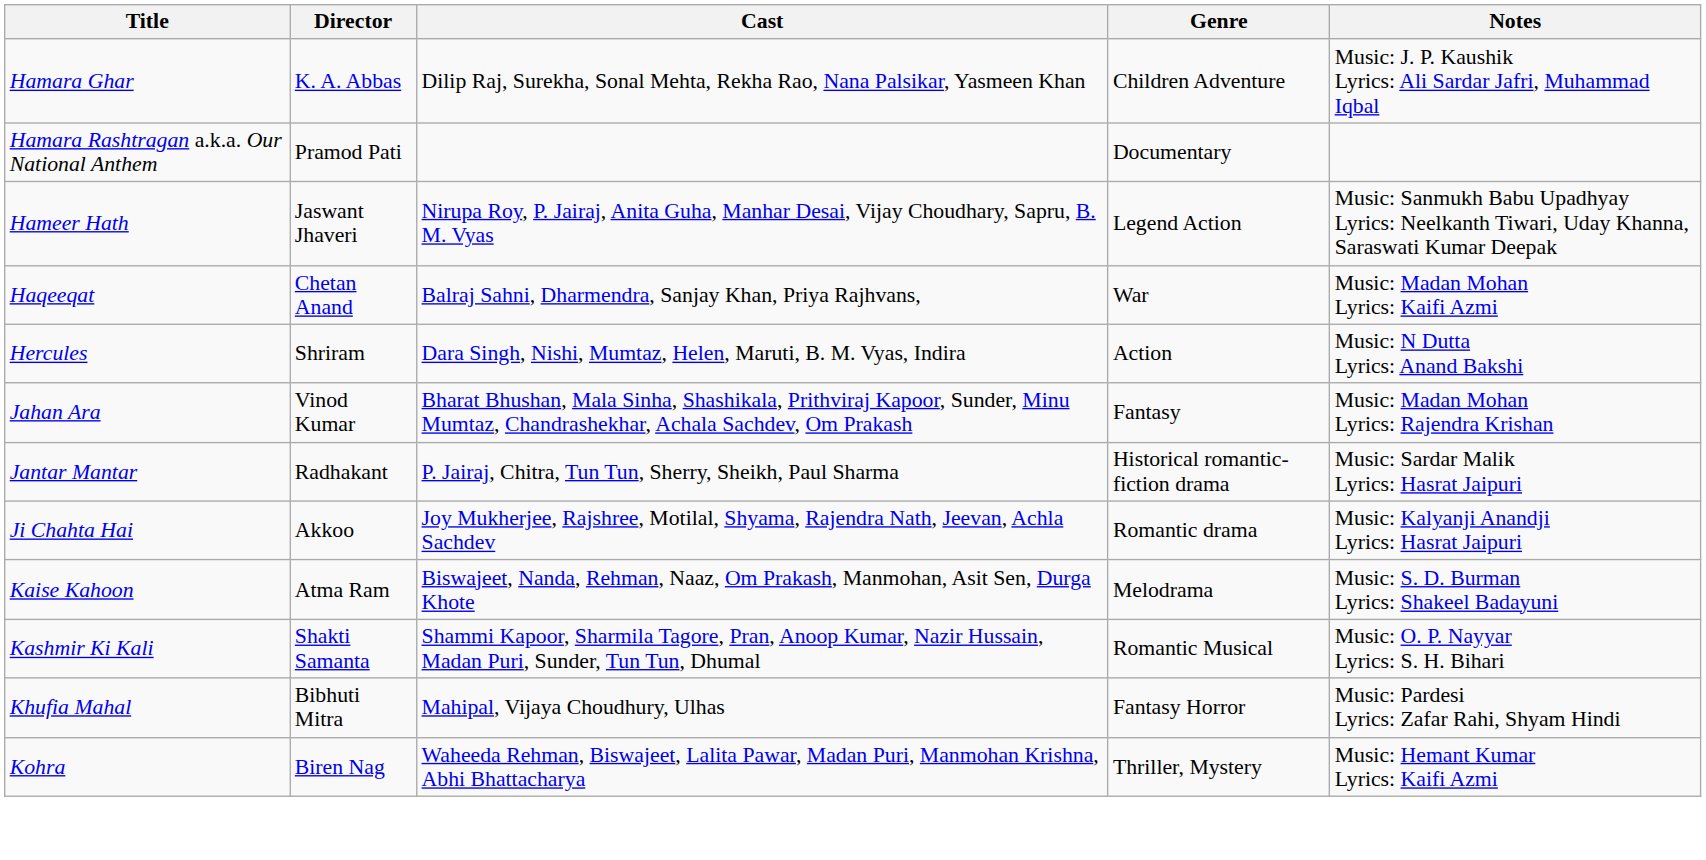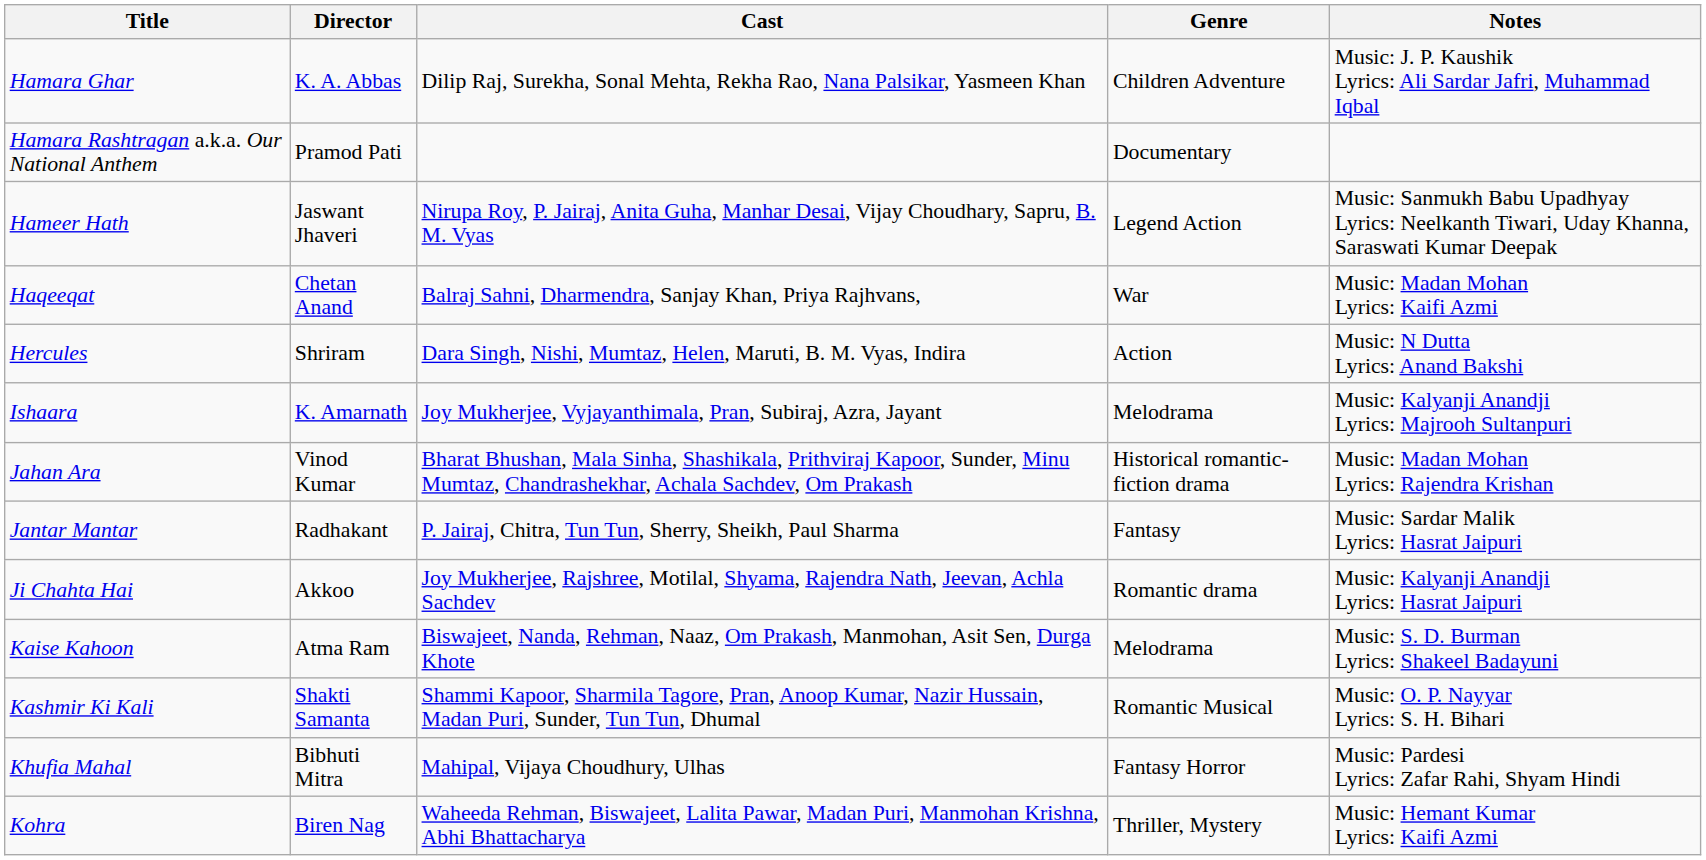+ row: (44, 412)
(1147, 412) Fantasy -> (1201, 471) Historical romantic-fiction drama
(1201, 471) Historical romantic-fiction drama -> (1147, 530) Fantasy
